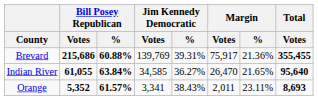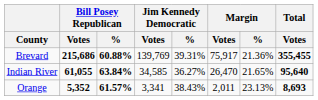(258, 87) 23.11% -> (258, 87) 23.13%
